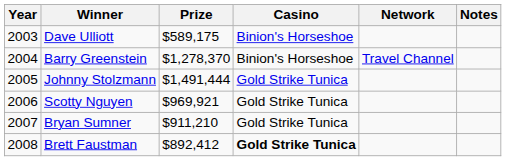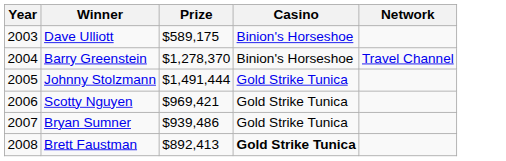- column: (479, 15)
(191, 101) $969,921 -> (191, 101) $969,421
(190, 123) $911,210 -> (191, 123) $939,486
(191, 144) $892,412 -> (191, 144) $892,413
